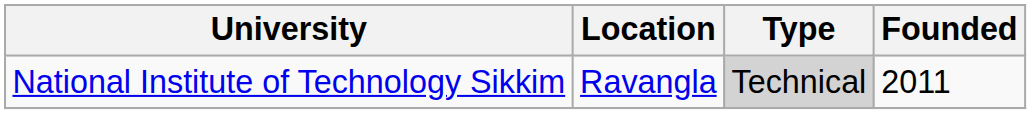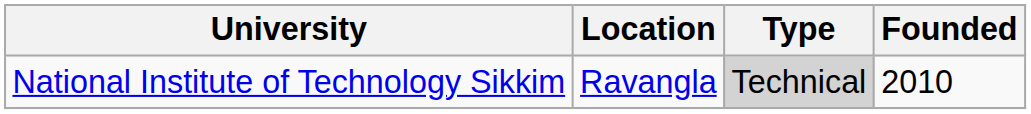(916, 81) 2011 -> (917, 81) 2010
